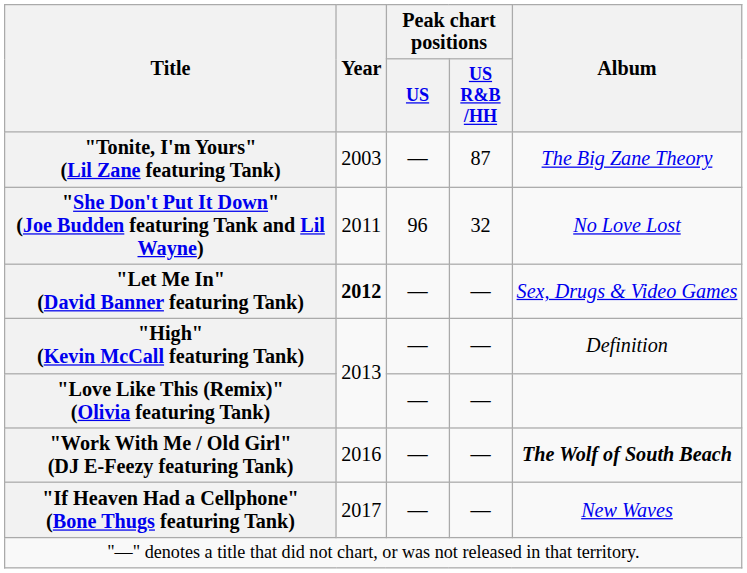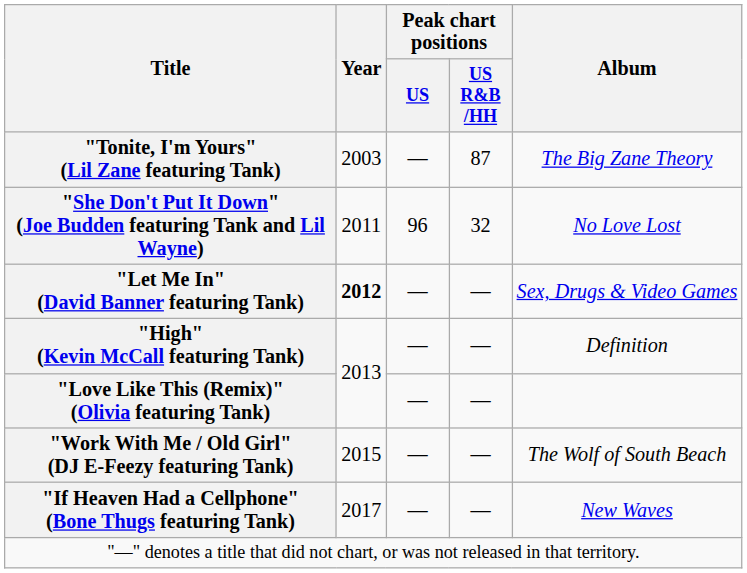(361, 455) 2016 -> (361, 455) 2015
(627, 455) bold -> (627, 455) normal
